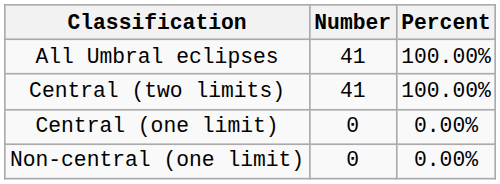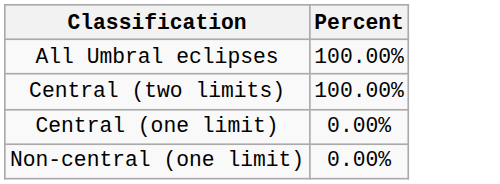- column: (353, 22)
